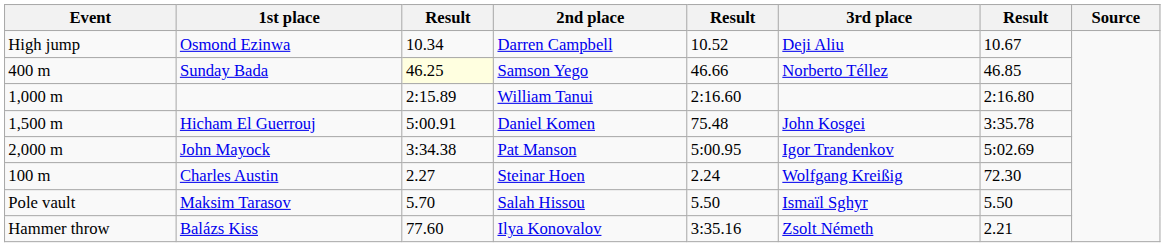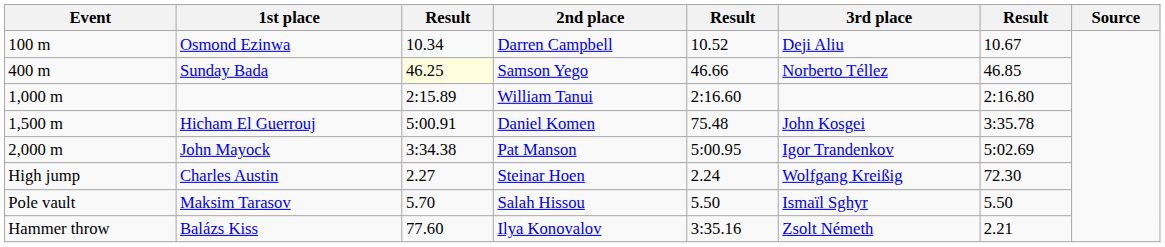(44, 44) High jump -> (29, 44) 100 m
(29, 176) 100 m -> (44, 176) High jump
